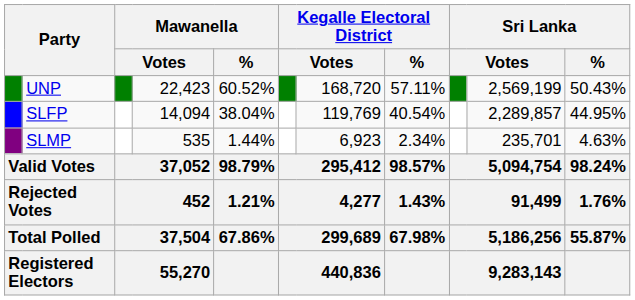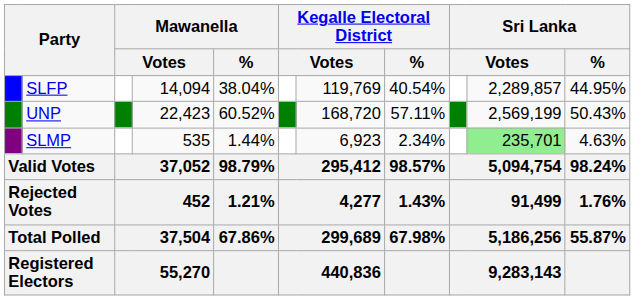rows swapped: (44, 88) <-> (47, 114)
(532, 140) no background -> (532, 140) lightgreen background
